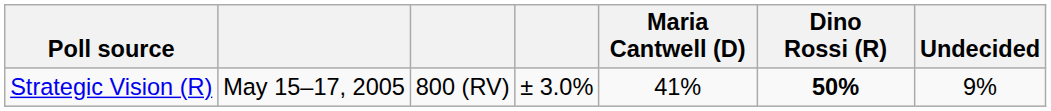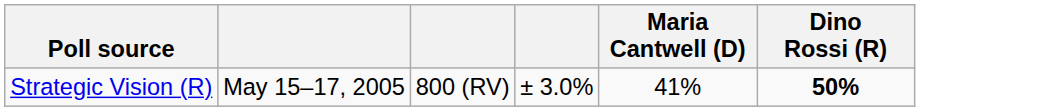- column: (980, 49)
